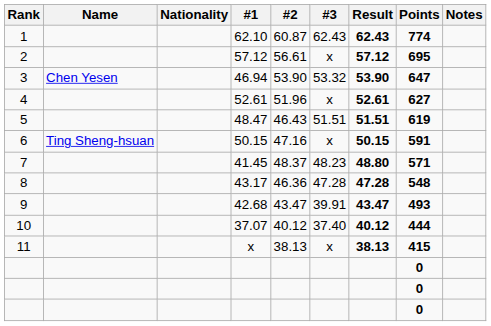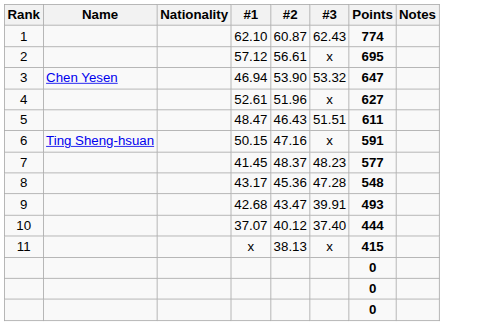- column: (373, 15)
(419, 120) 619 -> (373, 120) 611
(419, 162) 571 -> (373, 162) 577
(290, 183) 46.36 -> (290, 183) 45.36
